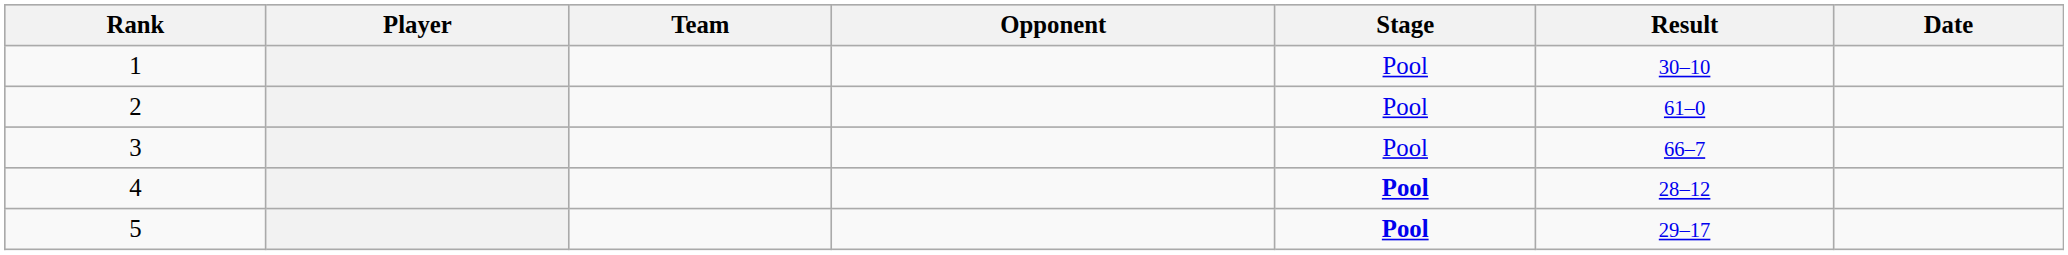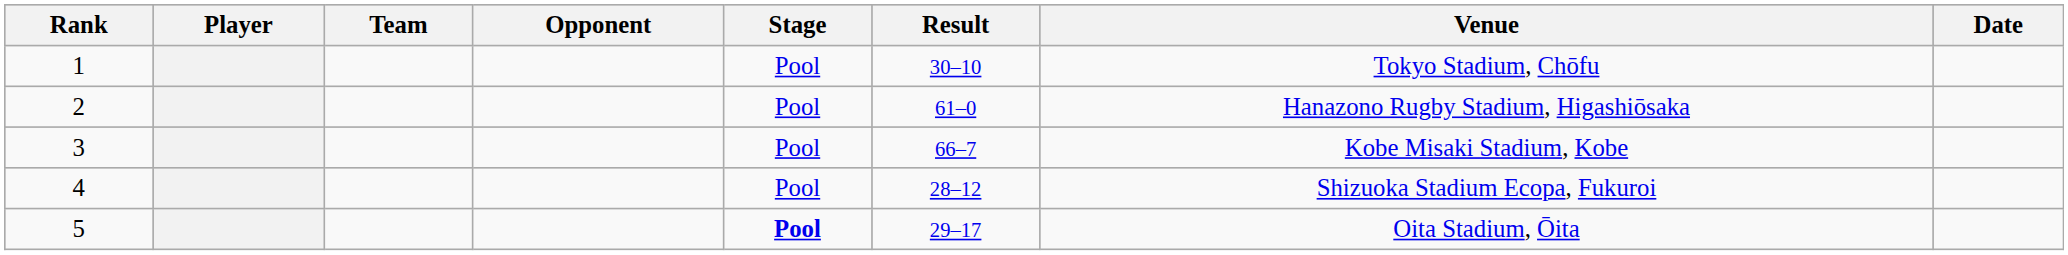+ column: (1486, 25)
(1405, 188) bold -> (798, 188) normal
